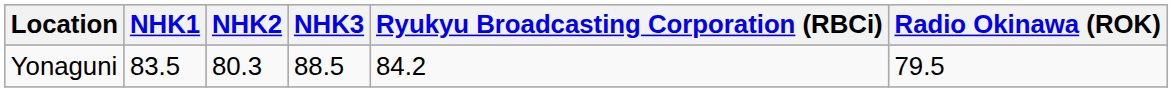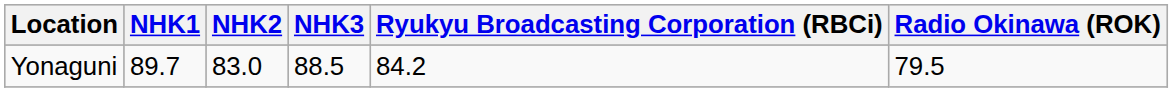(155, 65) 83.5 -> (155, 65) 89.7
(237, 65) 80.3 -> (237, 65) 83.0
